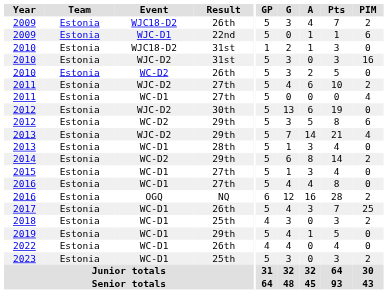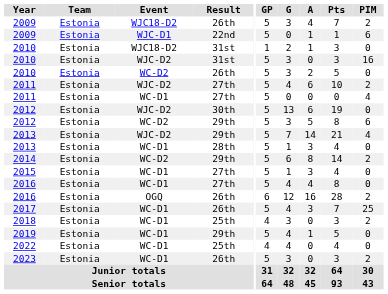(224, 196) NQ -> (224, 196) 26th
(224, 246) 26th -> (224, 246) 25th
(224, 258) 25th -> (224, 258) 26th
